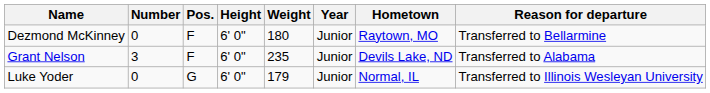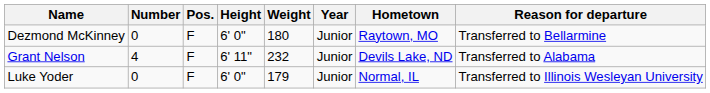(135, 56) 3 -> (135, 56) 4
(233, 56) 6' 0" -> (236, 56) 6' 11"
(278, 56) 235 -> (278, 56) 232
(192, 77) G -> (191, 77) F
